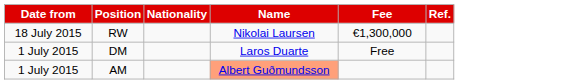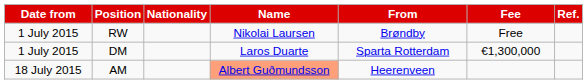+ column: (403, 14)
(48, 33) 18 July 2015 -> (48, 33) 1 July 2015
(382, 33) €1,300,000 -> (511, 33) Free
(382, 51) Free -> (511, 51) €1,300,000
(48, 70) 1 July 2015 -> (48, 70) 18 July 2015
